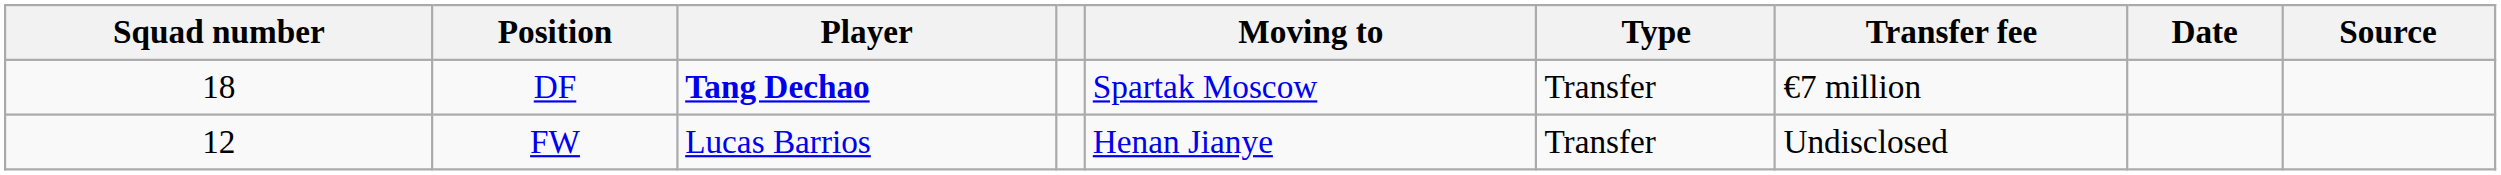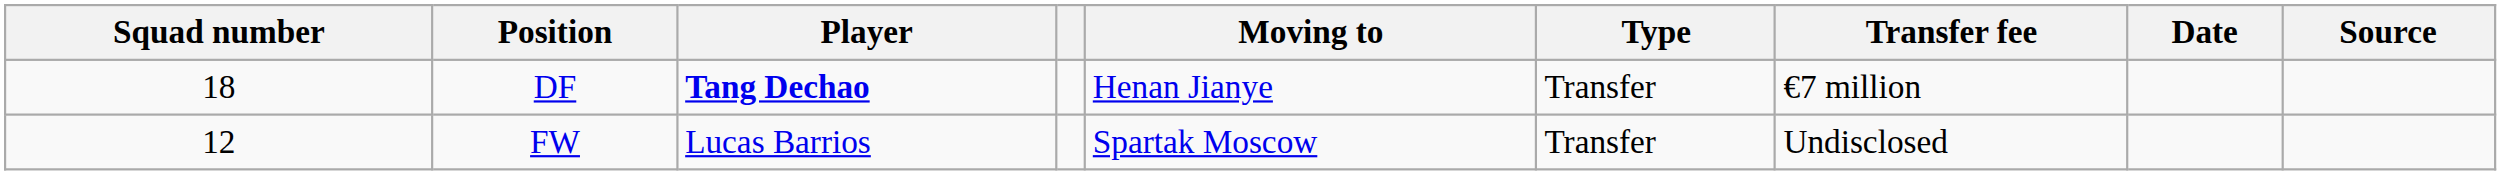(1205, 87) Spartak Moscow -> (1183, 87) Henan Jianye
(1183, 141) Henan Jianye -> (1205, 141) Spartak Moscow
